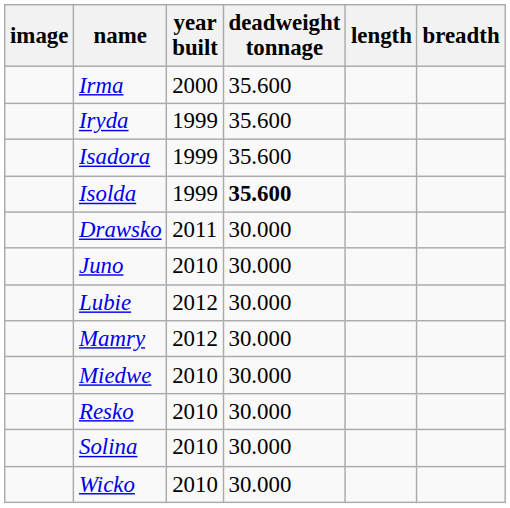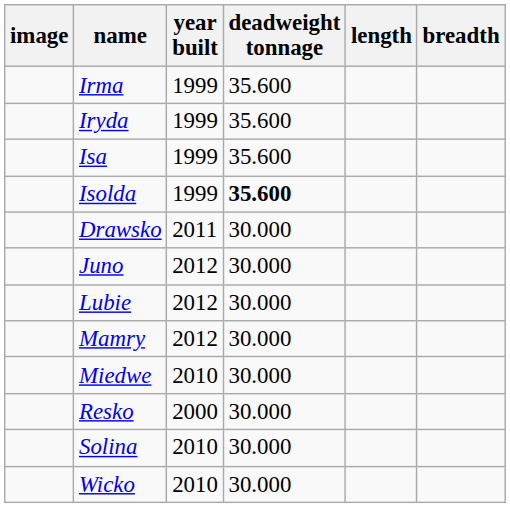(195, 84) 2000 -> (195, 84) 1999
+ row: (93, 157)
- row: (115, 157)
(195, 266) 2010 -> (195, 266) 2012
(195, 411) 2010 -> (195, 411) 2000
